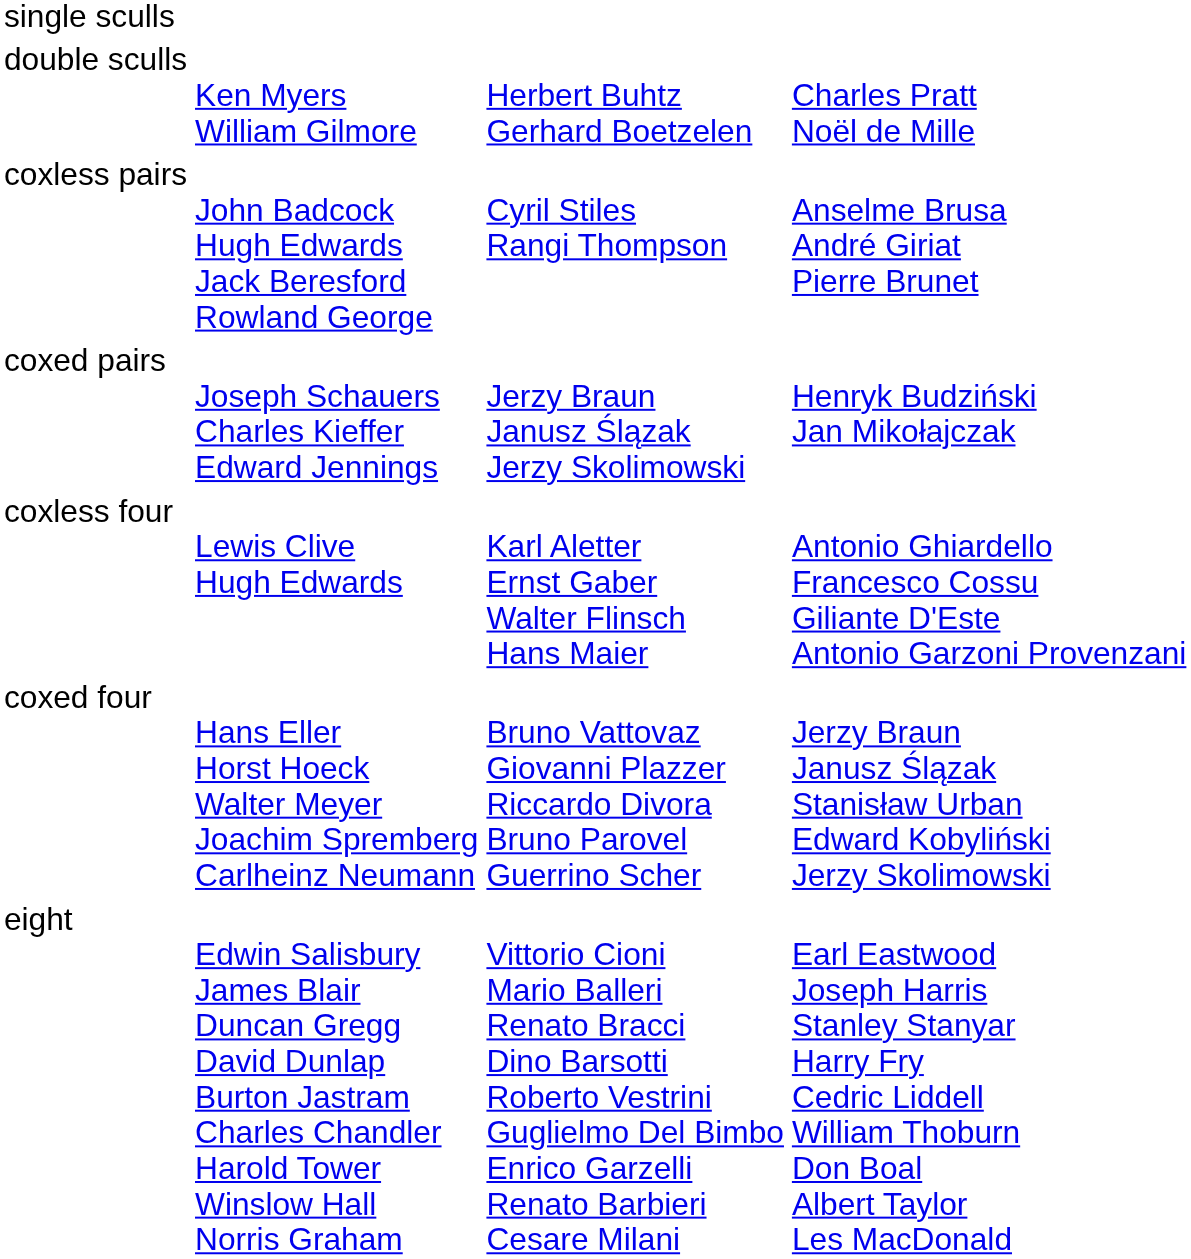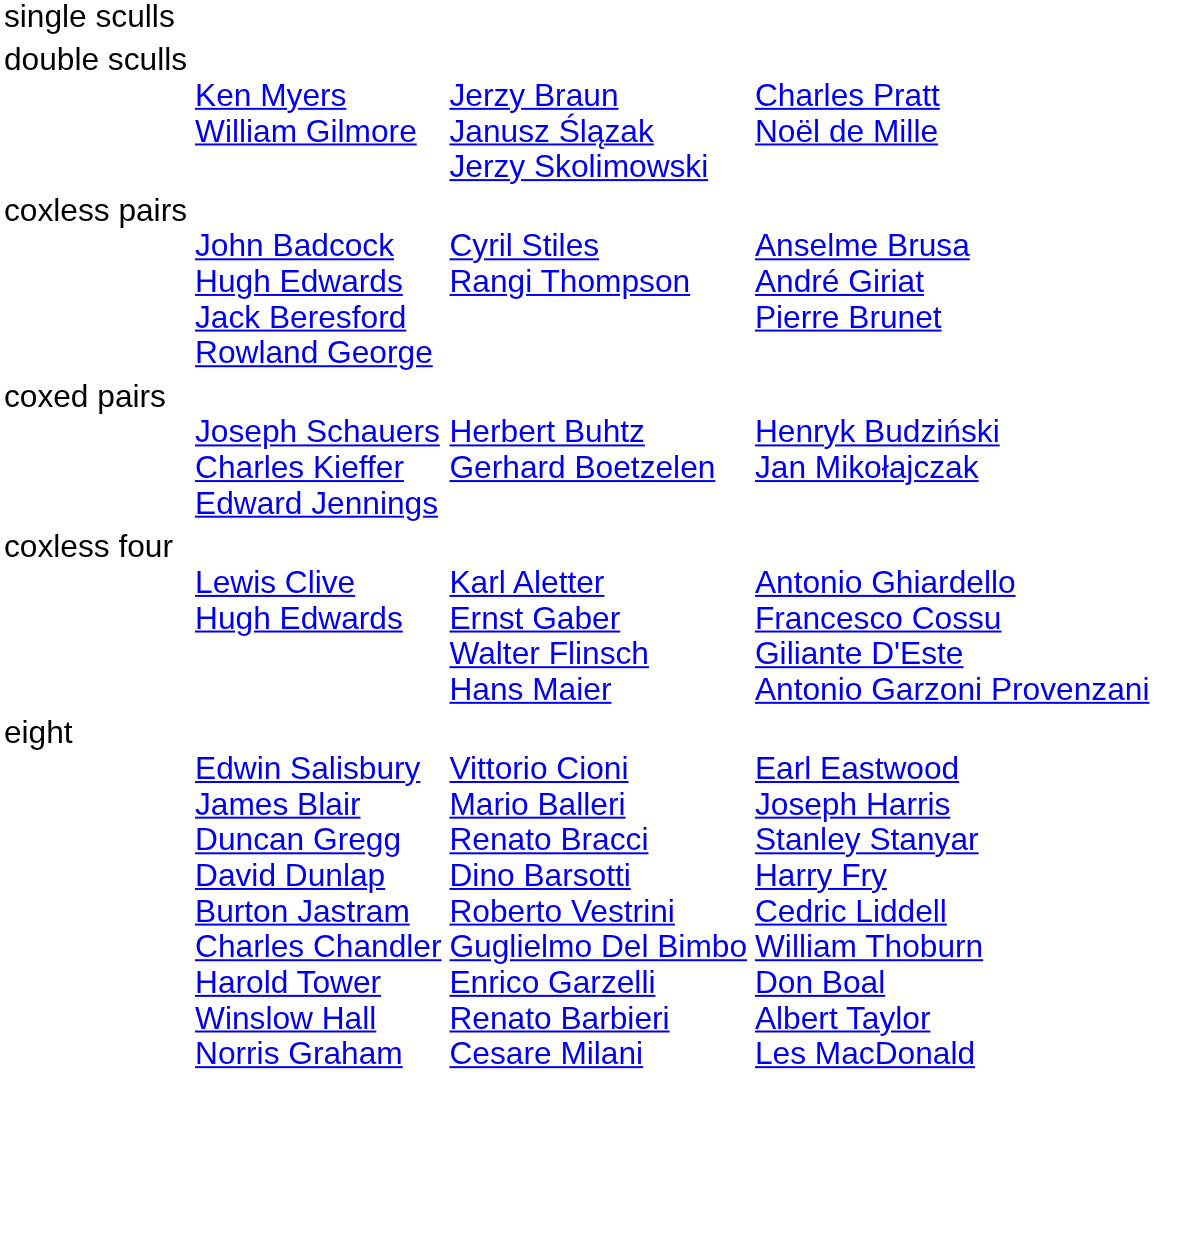(619, 113) Herbert Buhtz Gerhard Boetzelen -> (579, 131) Jerzy Braun Janusz Ślązak Jerzy Skolimowski
(616, 432) Jerzy Braun Janusz Ślązak Jerzy Skolimowski -> (582, 449) Herbert Buhtz Gerhard Boetzelen
- row: (78, 697)
